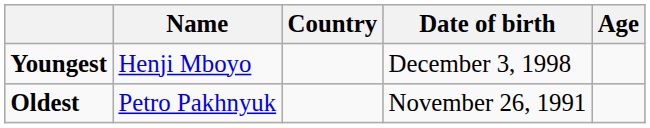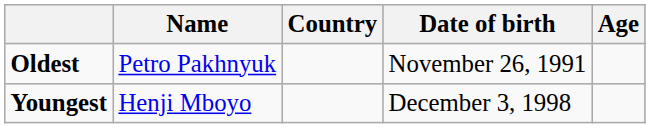rows swapped: (59, 63) <-> (45, 102)
